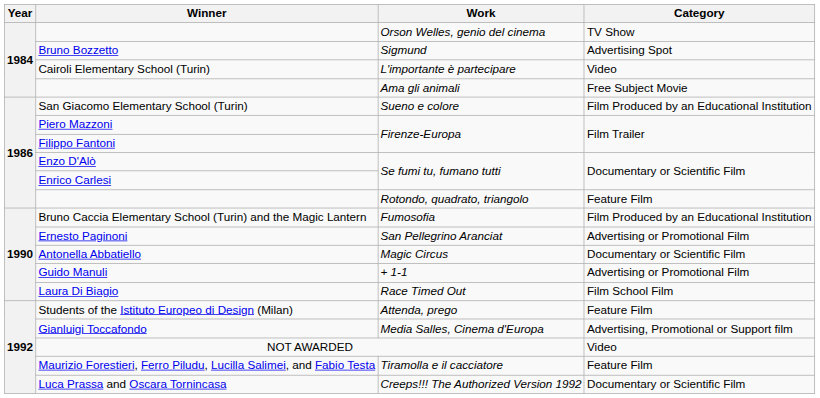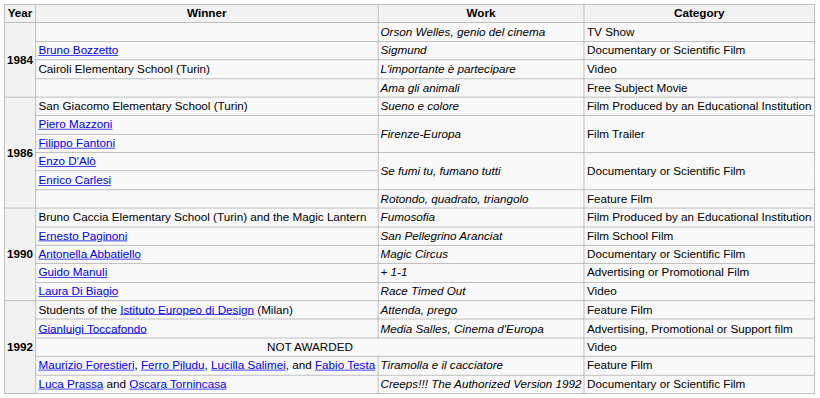(629, 50) Advertising Spot -> (666, 50) Documentary or Scientific Film
(668, 236) Advertising or Promotional Film -> (630, 236) Film School Film
(630, 291) Film School Film -> (602, 291) Video
